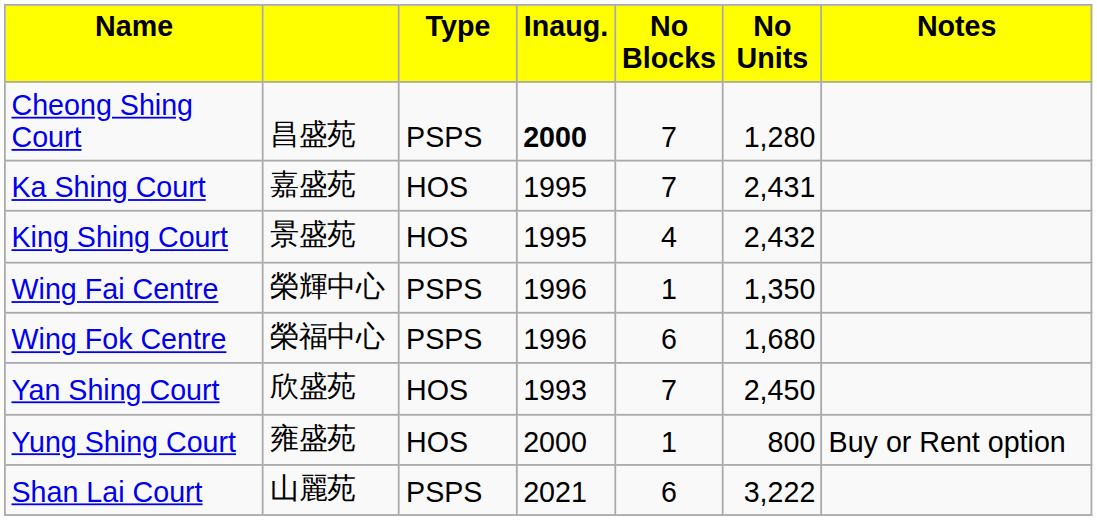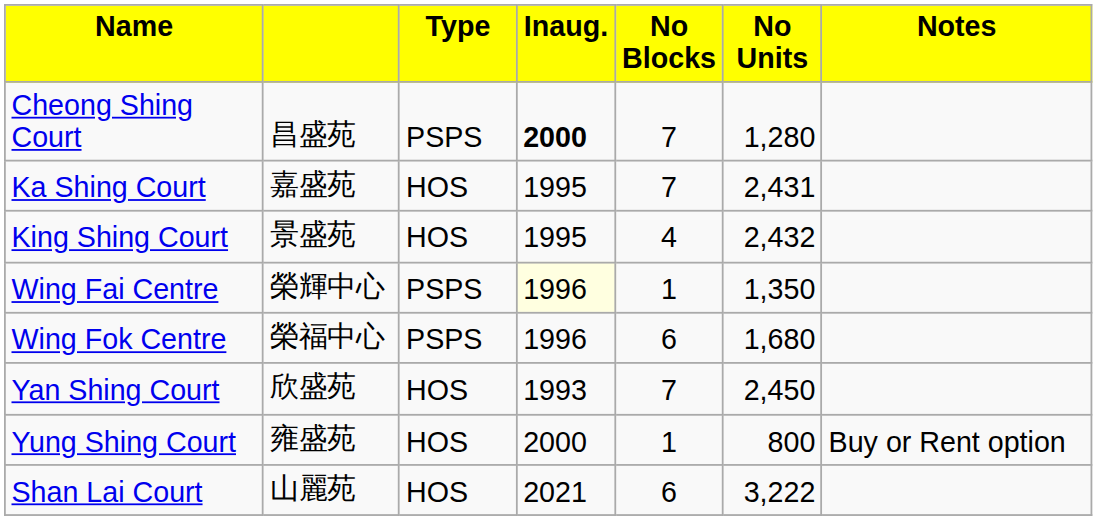(555, 289) no background -> (555, 289) lightyellow background
(444, 492) PSPS -> (437, 492) HOS
